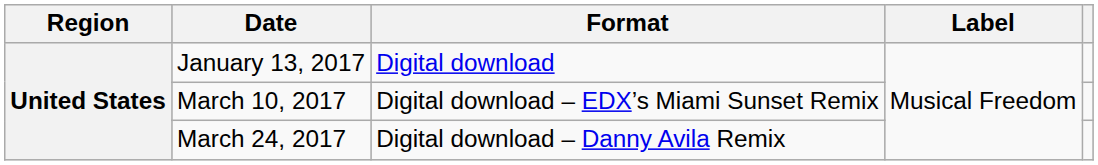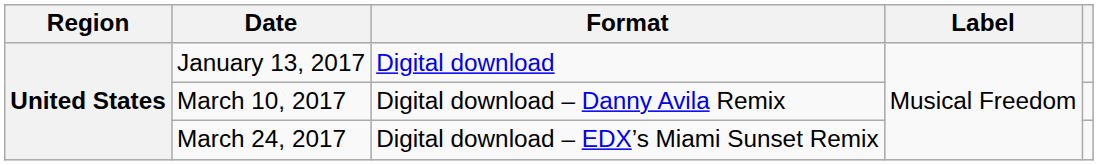(627, 100) Digital download – EDX’s Miami Sunset Remix -> (581, 100) Digital download – Danny Avila Remix
(581, 139) Digital download – Danny Avila Remix -> (627, 139) Digital download – EDX’s Miami Sunset Remix
